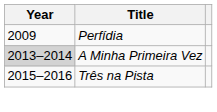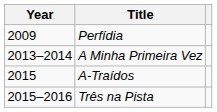(40, 55) lightgrey background -> (40, 55) no background
+ row: (106, 76)
